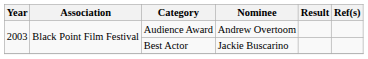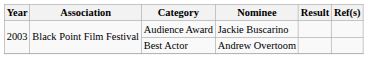(257, 29) Andrew Overtoom -> (253, 29) Jackie Buscarino
(253, 45) Jackie Buscarino -> (257, 45) Andrew Overtoom
